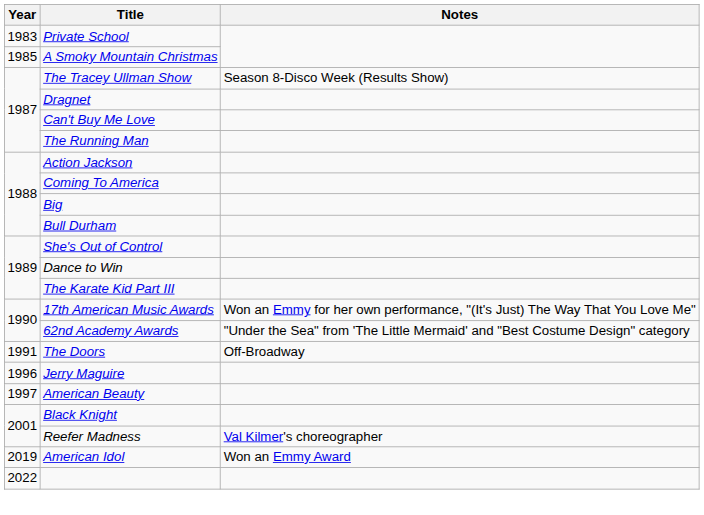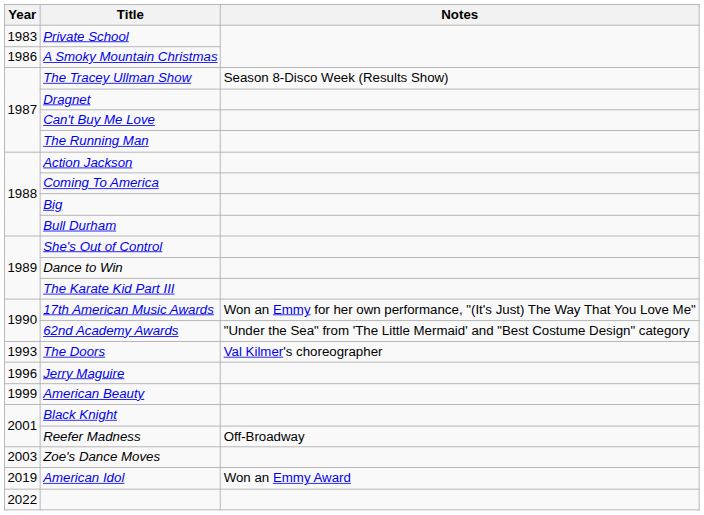(22, 57) 1985 -> (22, 57) 1986
(22, 352) 1991 -> (22, 352) 1993
(264, 352) Off-Broadway -> (303, 352) Val Kilmer's choreographer
(22, 394) 1997 -> (22, 394) 1999
(303, 436) Val Kilmer's choreographer -> (264, 436) Off-Broadway
+ row: (102, 457)
